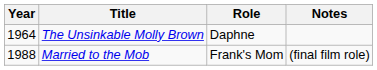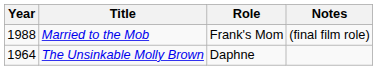rows swapped: (123, 34) <-> (95, 55)
